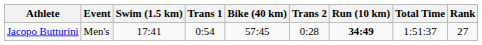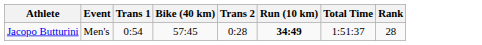- column: (149, 13)
(463, 31) 27 -> (391, 31) 28
